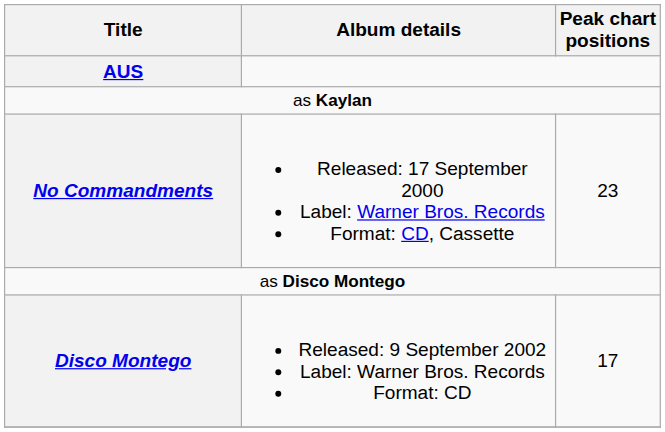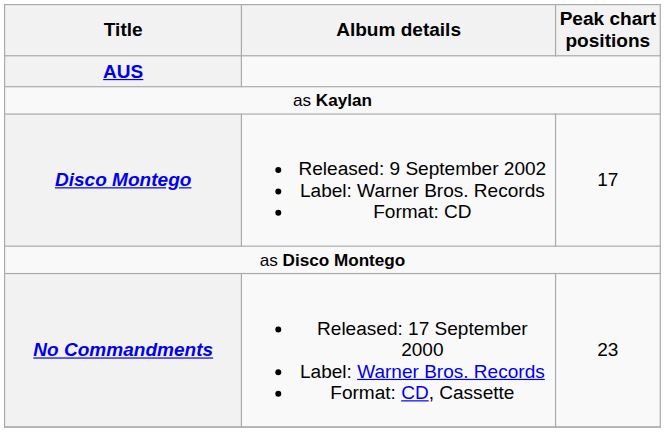rows swapped: (123, 190) <-> (123, 360)
